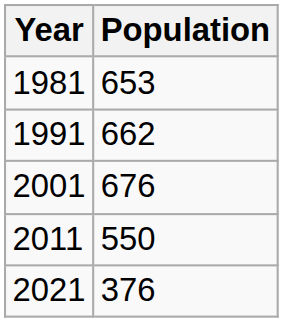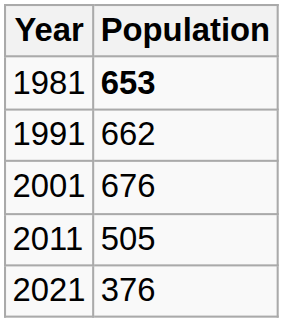(128, 82) normal -> (128, 82) bold
(128, 238) 550 -> (128, 238) 505
